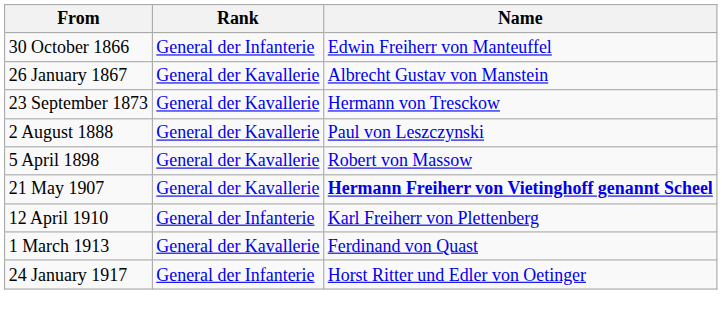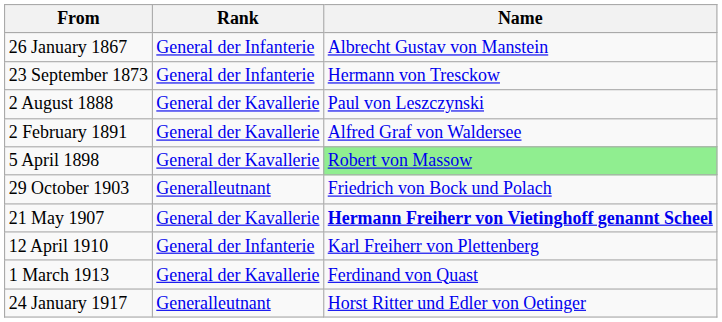- row: (69, 47)
(238, 75) General der Kavallerie -> (235, 47) General der Infanterie
(238, 103) General der Kavallerie -> (235, 75) General der Infanterie
+ row: (68, 132)
(400, 160) no background -> (400, 160) lightgreen background
+ row: (69, 189)
(235, 274) General der Infanterie -> (214, 302) Generalleutnant
